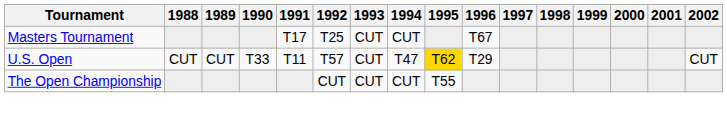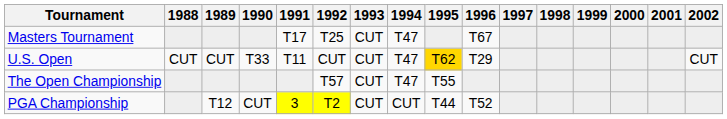(406, 37) CUT -> (406, 37) T47
(332, 59) T57 -> (332, 59) CUT
(332, 81) CUT -> (332, 81) T57
(406, 81) CUT -> (406, 81) T47
+ row: (68, 103)
